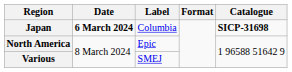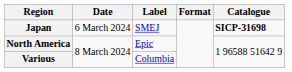(104, 28) bold -> (103, 28) normal
(157, 28) Columbia -> (147, 28) SMEJ
(150, 59) SMEJ -> (155, 59) Columbia
